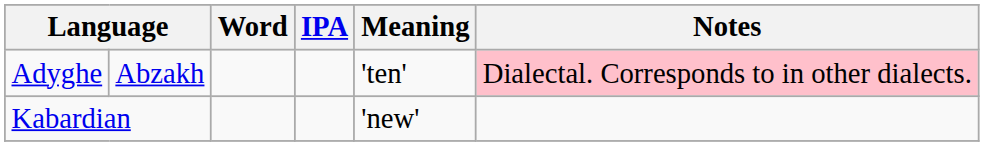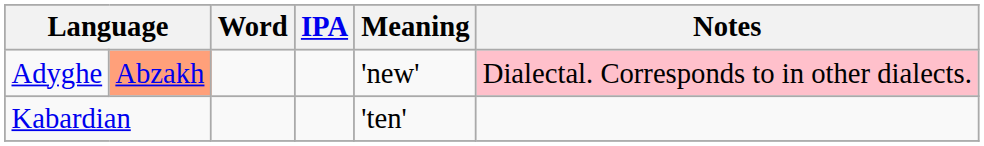(160, 72) no background -> (160, 72) lightsalmon background
(384, 72) 'ten' -> (390, 72) 'new'
(390, 118) 'new' -> (384, 118) 'ten'
